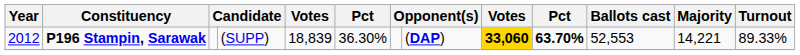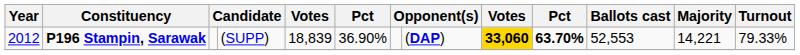(363, 38) 36.30% -> (363, 38) 36.90%
(763, 38) 89.33% -> (763, 38) 79.33%
